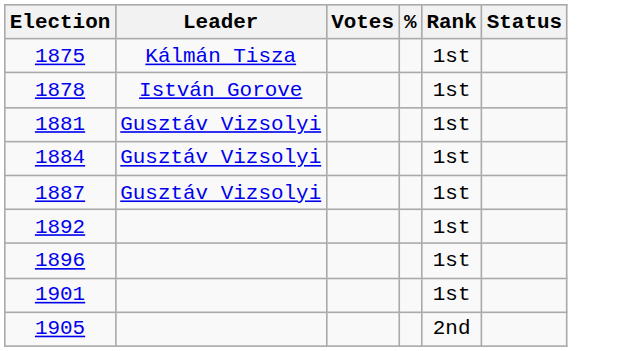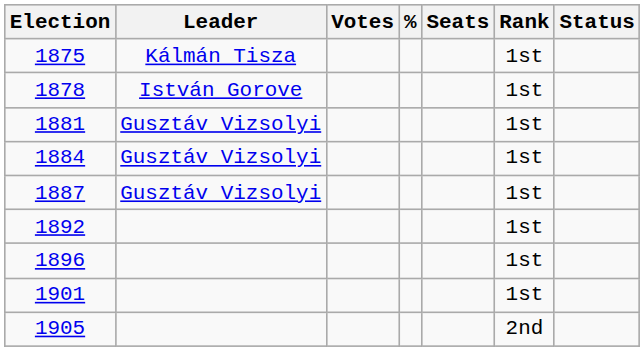+ column: (458, 22)
